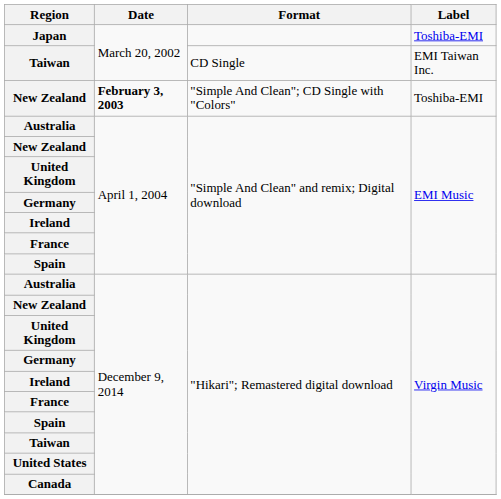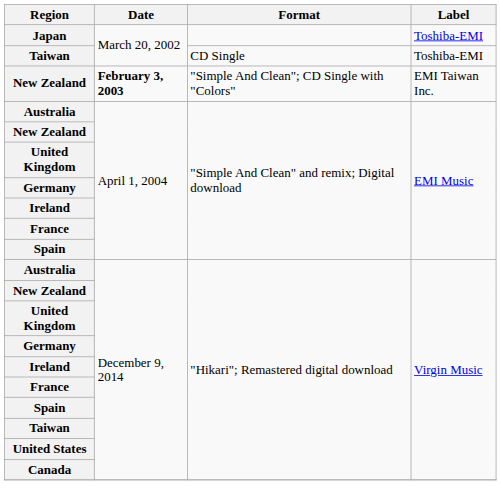(446, 63) EMI Taiwan Inc. -> (449, 55) Toshiba-EMI
(449, 98) Toshiba-EMI -> (446, 83) EMI Taiwan Inc.
